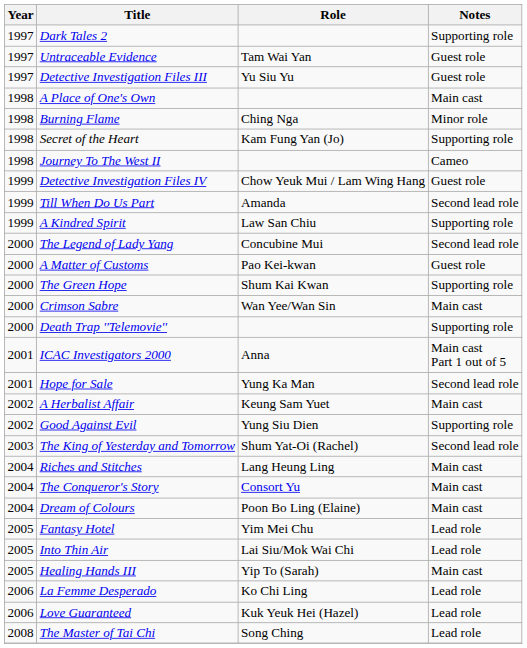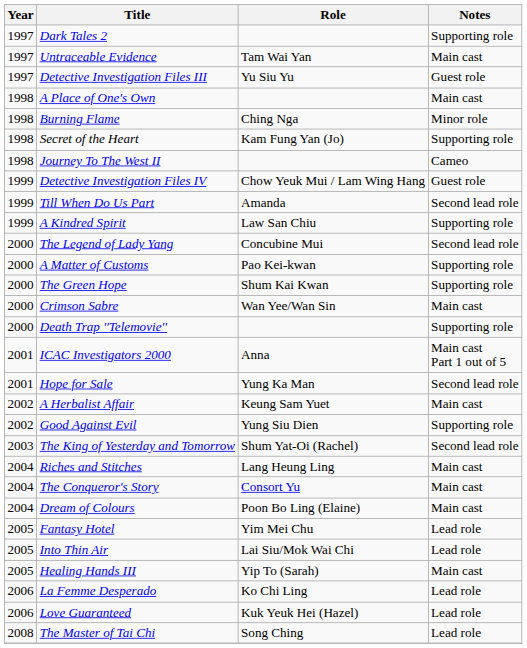(458, 56) Guest role -> (457, 56) Main cast
(458, 264) Guest role -> (472, 264) Supporting role
